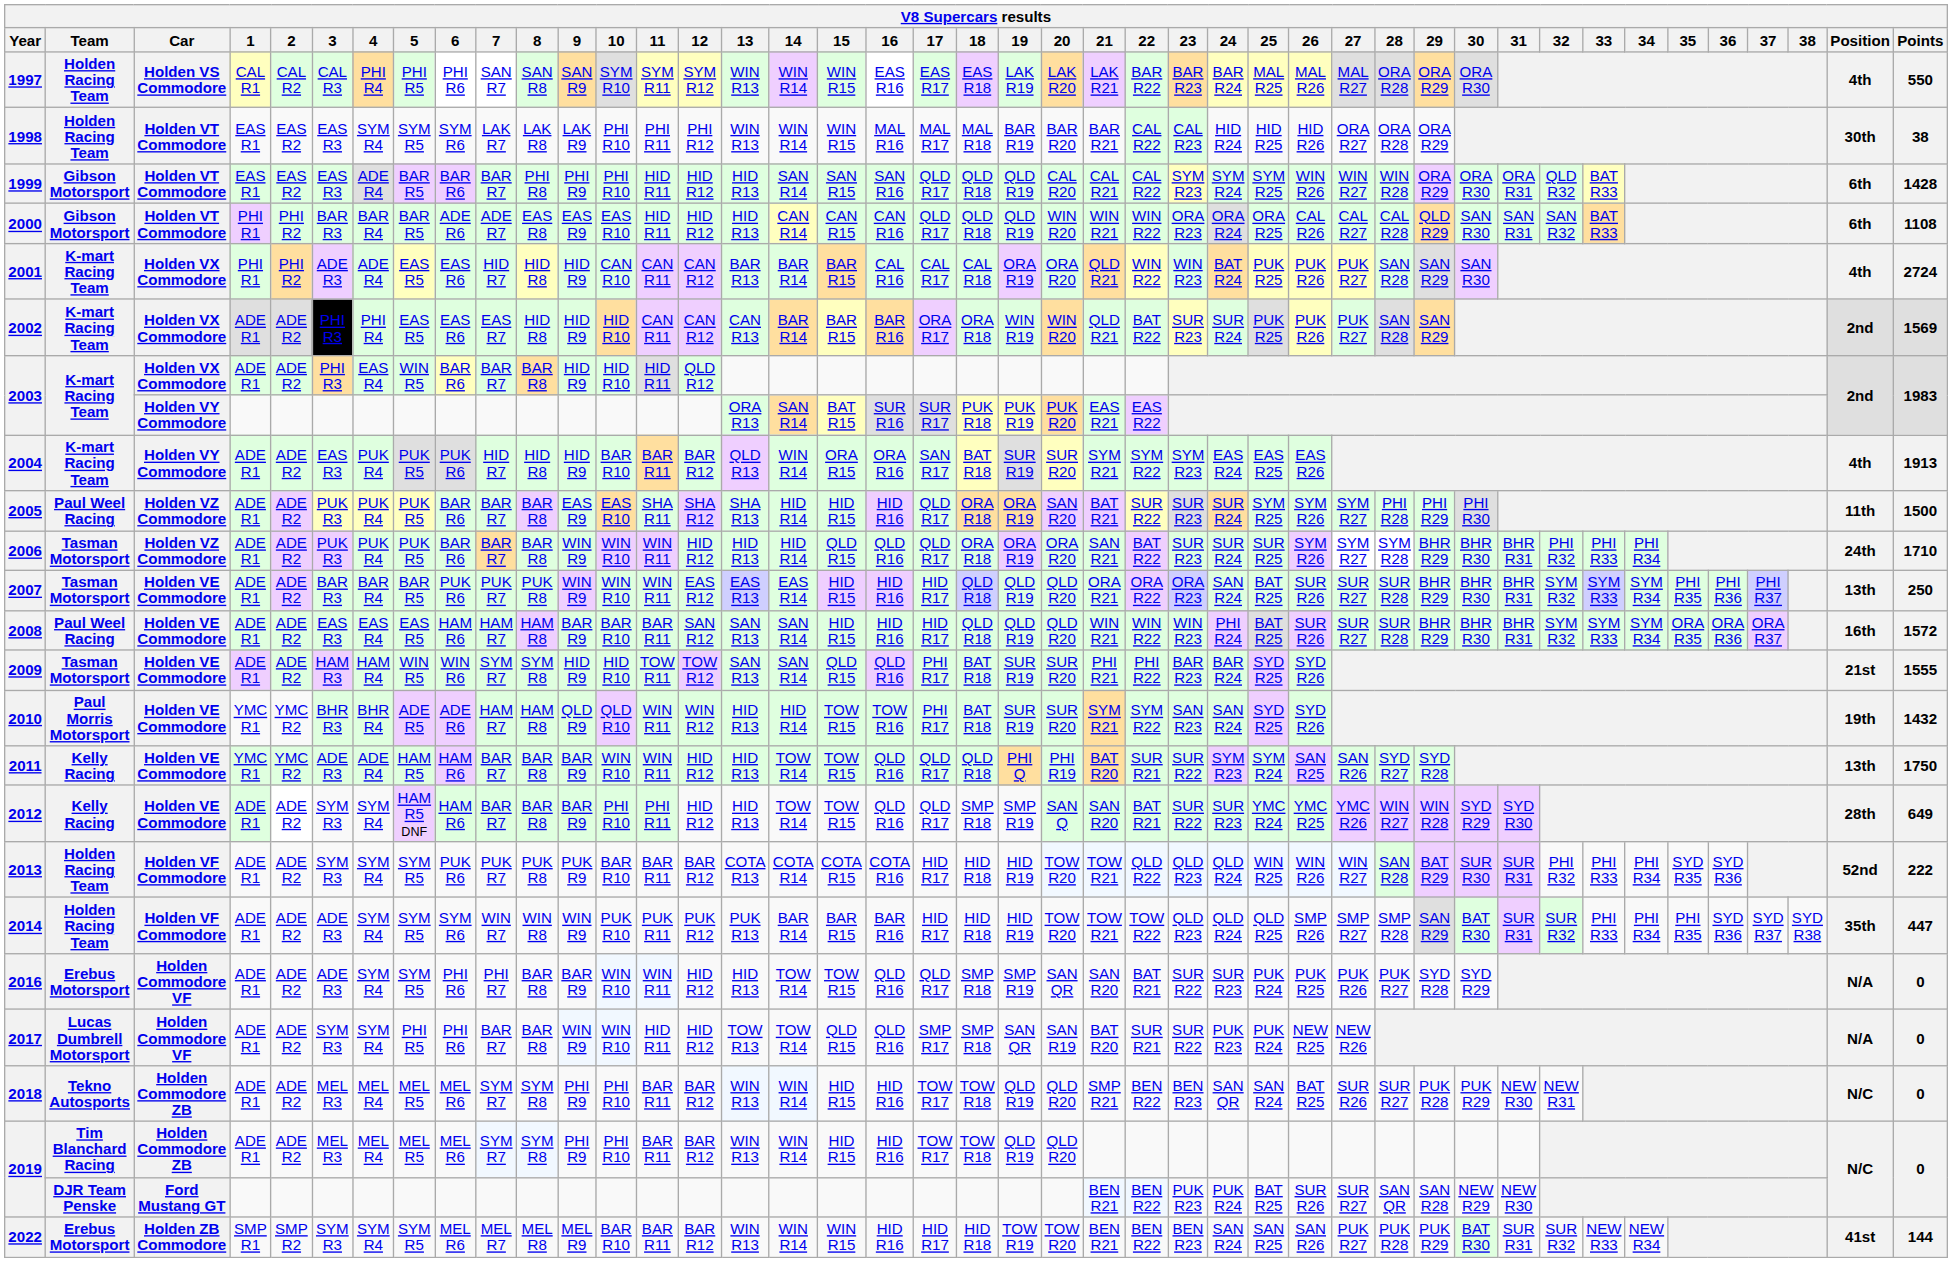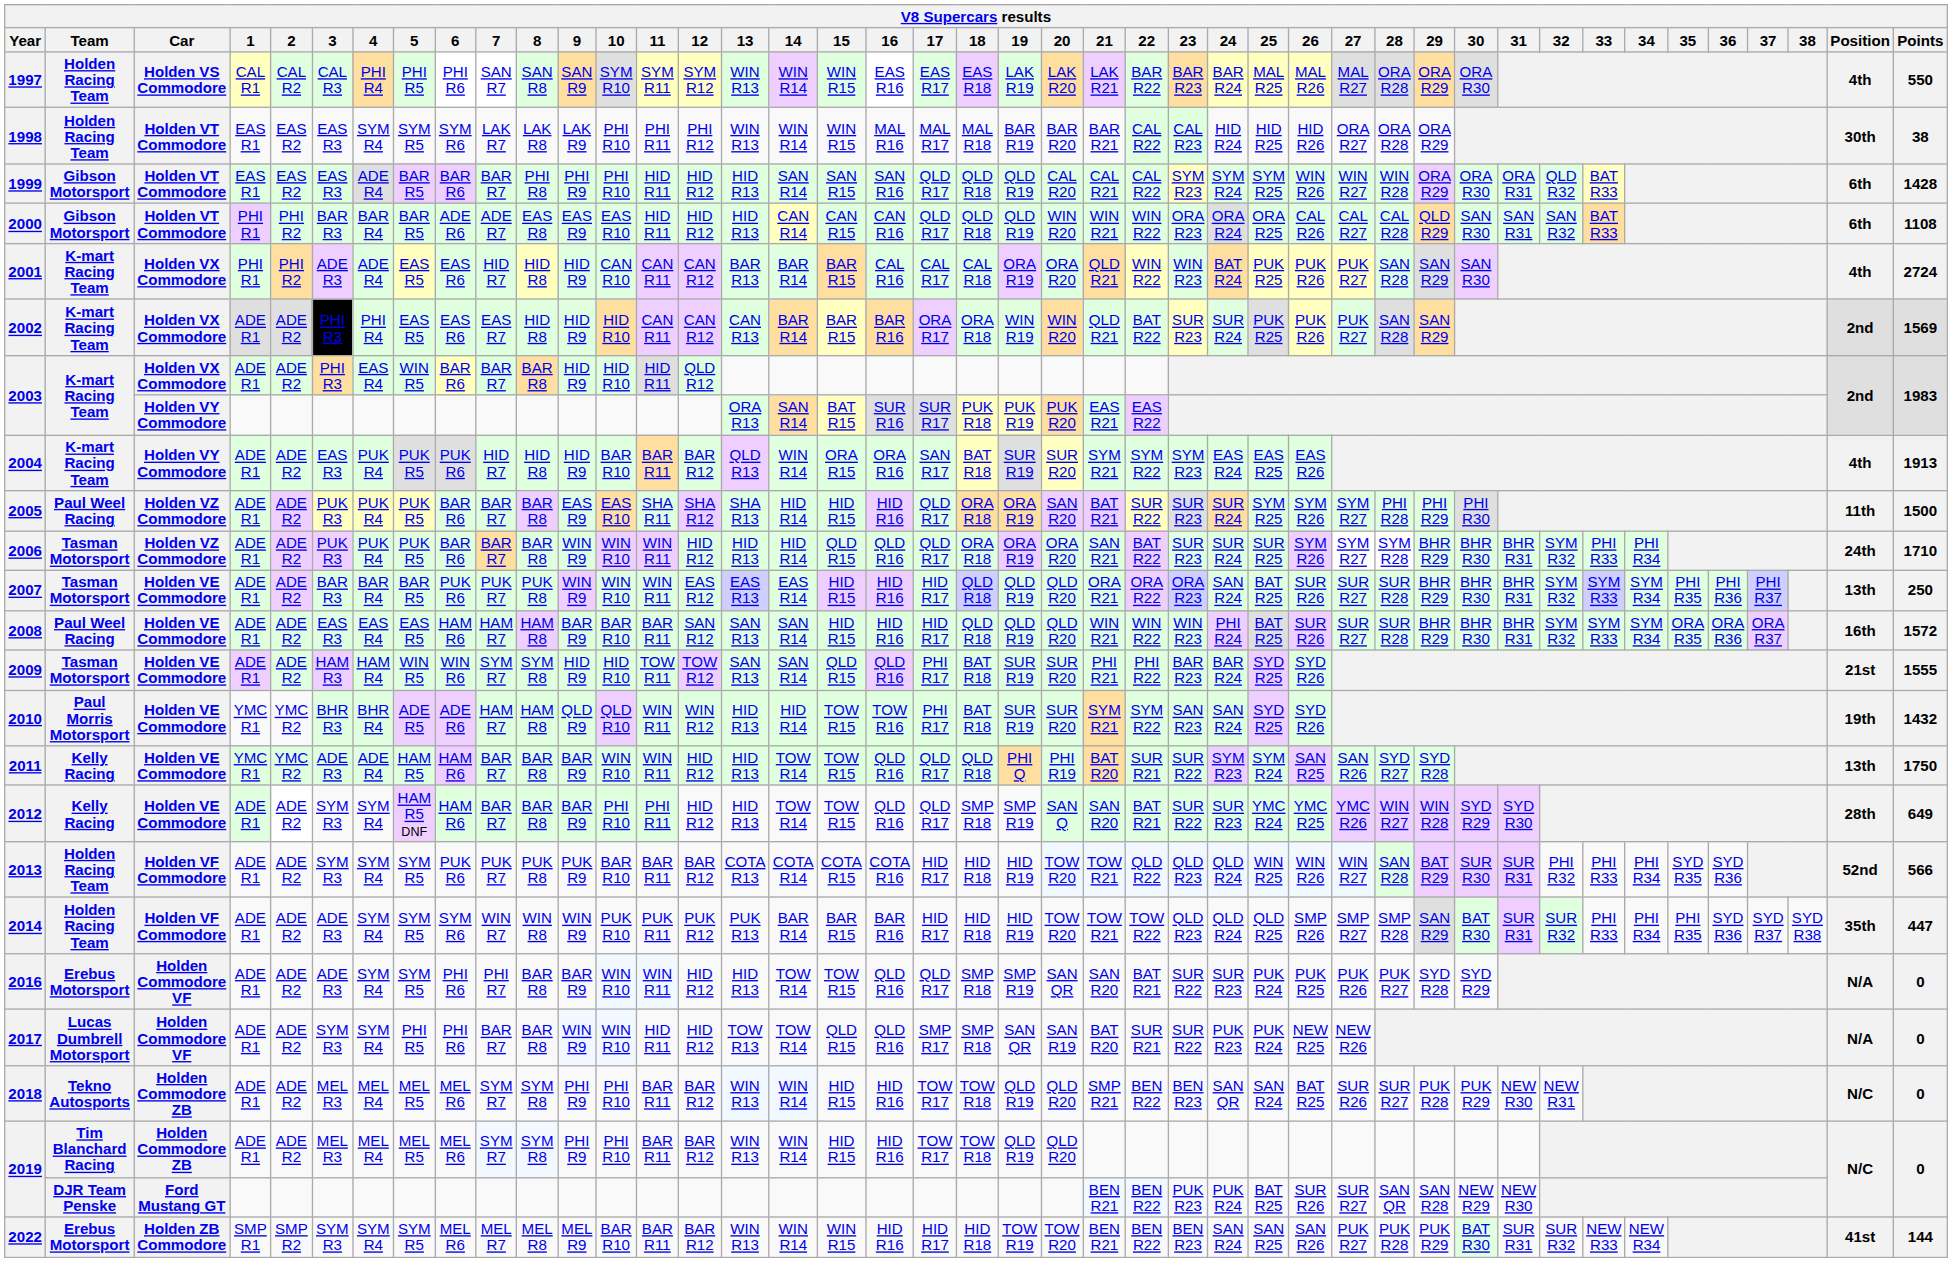(1561, 551) PHI R32 -> (1561, 551) SYM R32
(1920, 870) 222 -> (1920, 870) 566
